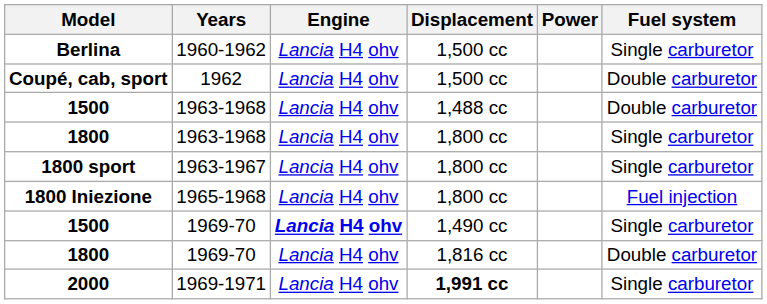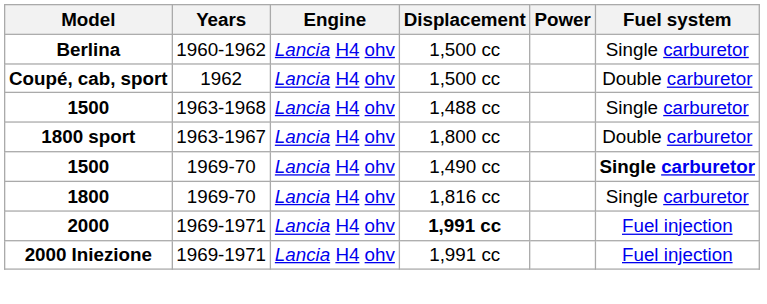(682, 107) Double carburetor -> (677, 107) Single carburetor
- row: (88, 137)
(682, 166) Single carburetor -> (677, 137) Double carburetor
- row: (88, 195)
(339, 225) bold -> (335, 166) normal
(682, 225) normal -> (677, 166) bold
(682, 254) Double carburetor -> (677, 195) Single carburetor
(682, 284) Single carburetor -> (677, 225) Fuel injection
+ row: (88, 254)
